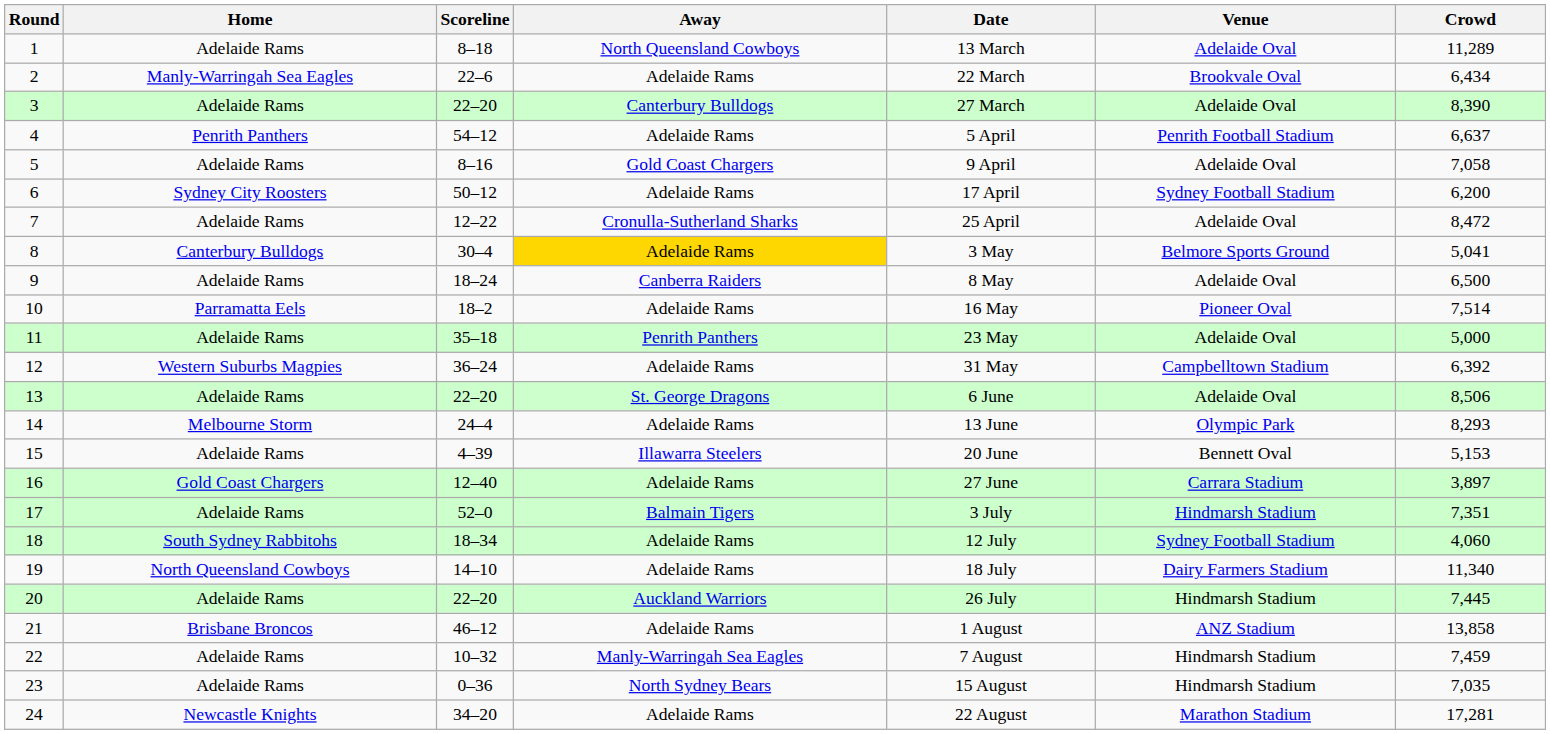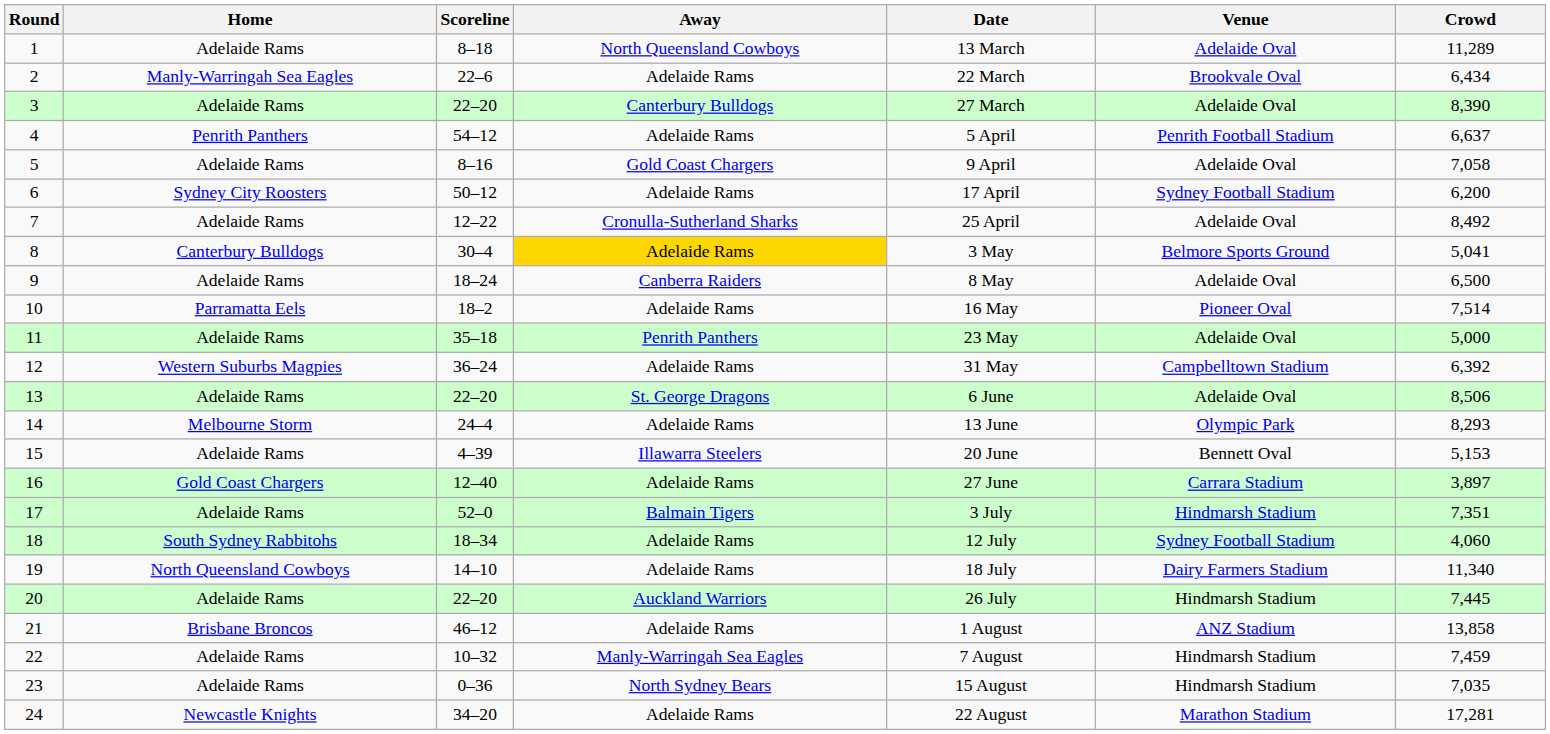(1470, 222) 8,472 -> (1470, 222) 8,492
